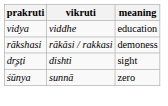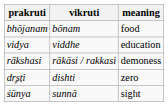+ row: (27, 28)
(127, 61) sight -> (130, 77) zero
(126, 77) zero -> (131, 93) sight
